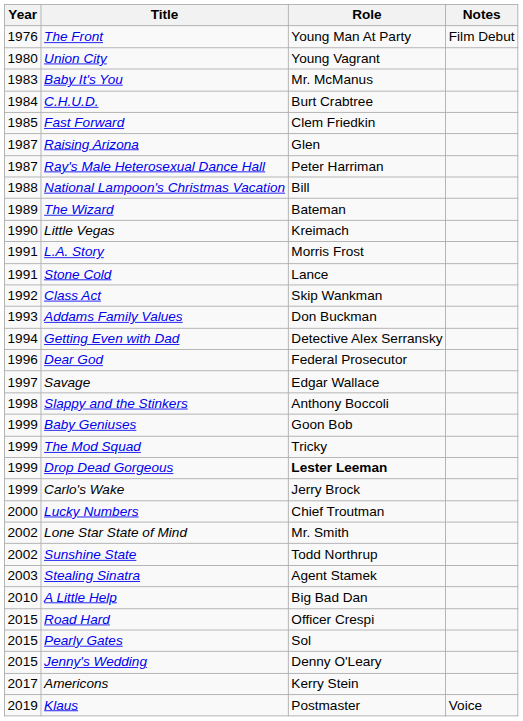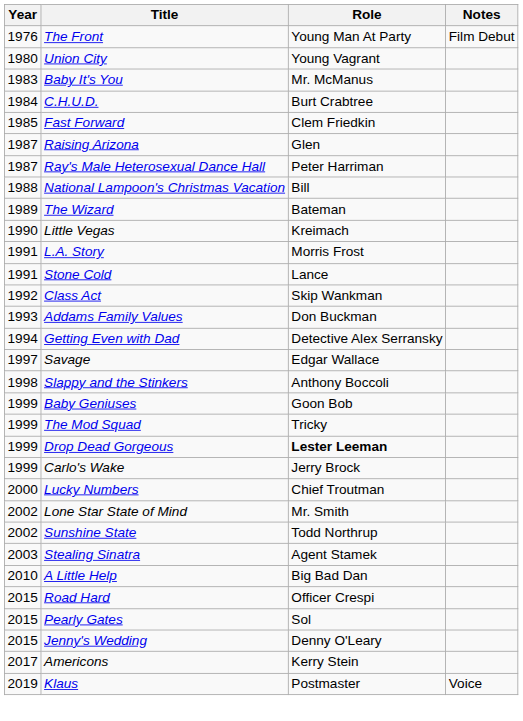- row: (74, 360)
